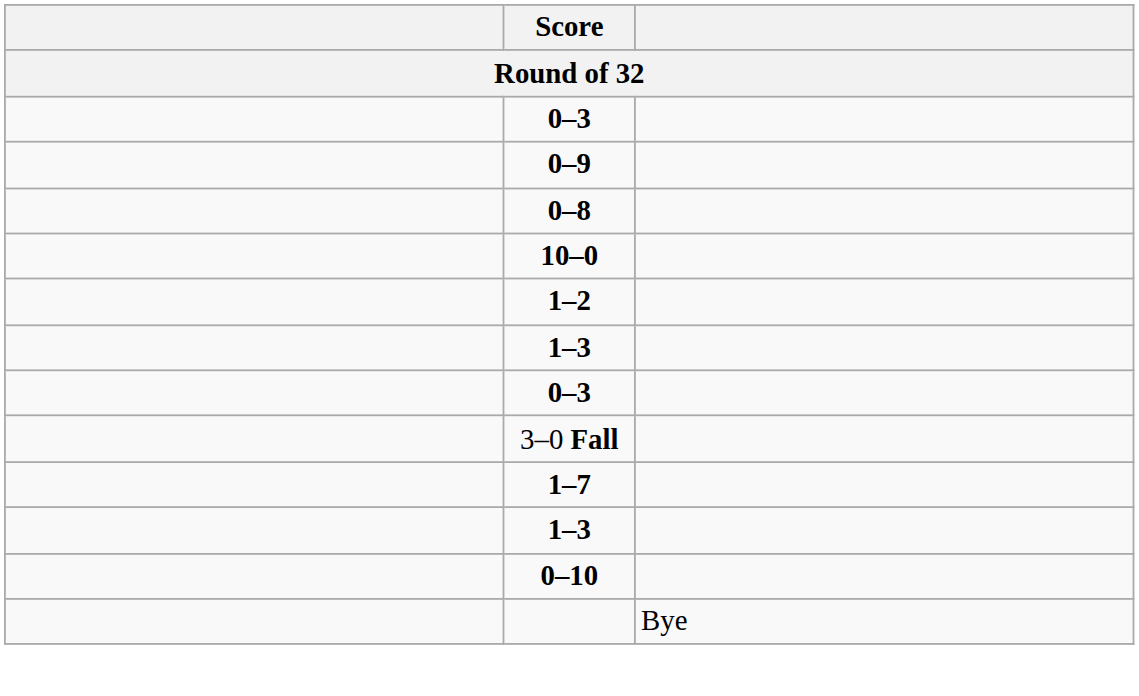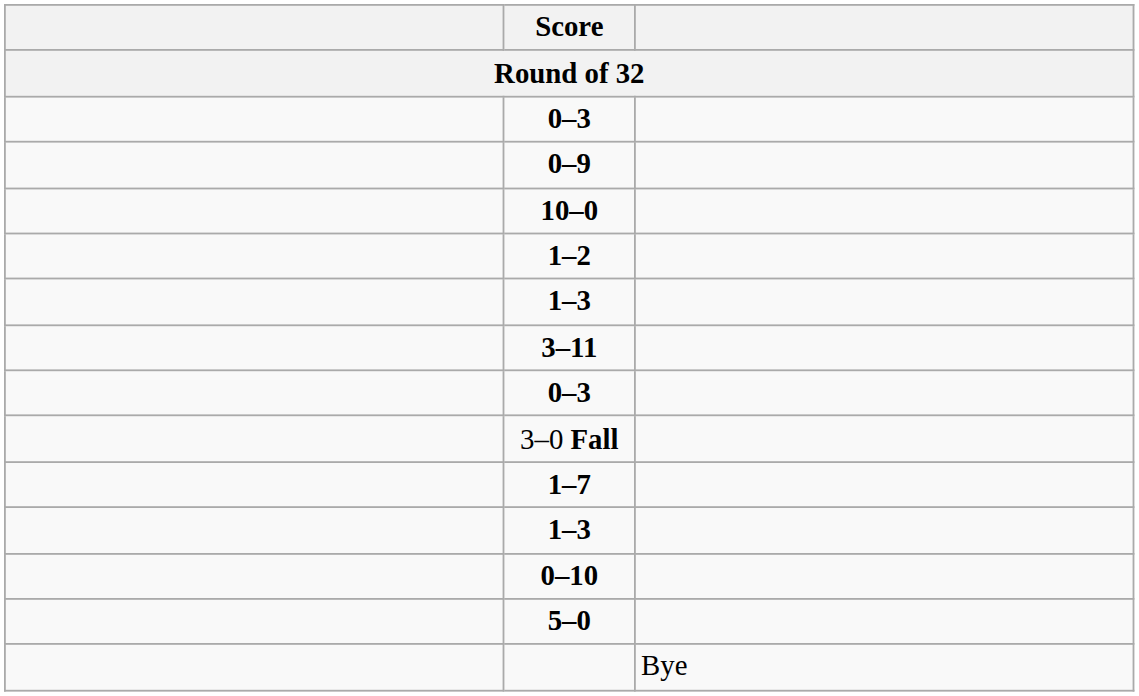- row: (569, 210)
+ row: (569, 347)
+ row: (569, 621)
